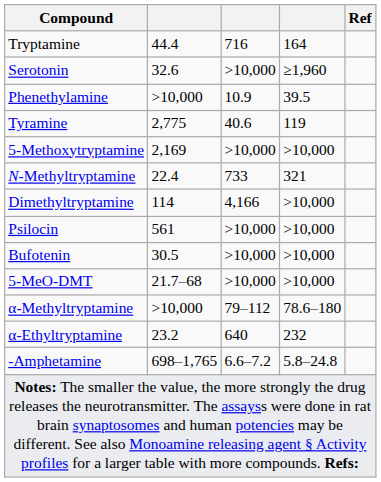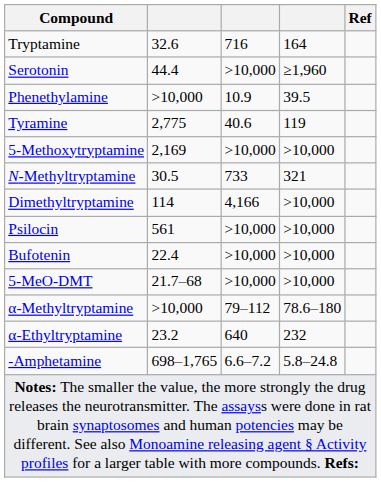(165, 44) 44.4 -> (165, 44) 32.6
(165, 70) 32.6 -> (165, 70) 44.4
(165, 176) 22.4 -> (165, 176) 30.5
(165, 255) 30.5 -> (165, 255) 22.4
